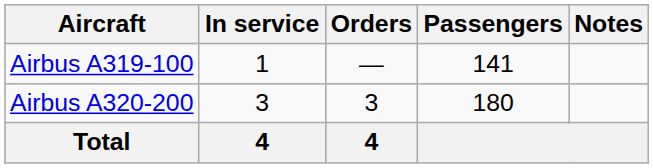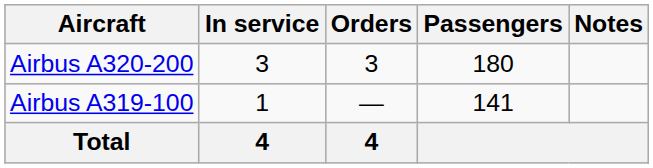rows swapped: (102, 63) <-> (102, 102)
